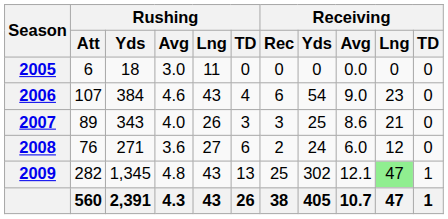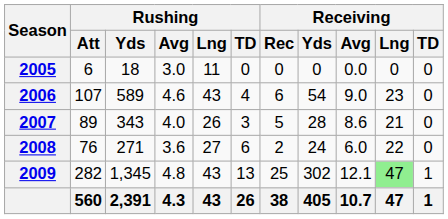(130, 95) 384 -> (130, 95) 589
(279, 122) 3 -> (279, 122) 5
(317, 122) 25 -> (317, 122) 28
(394, 148) 12 -> (394, 148) 22
